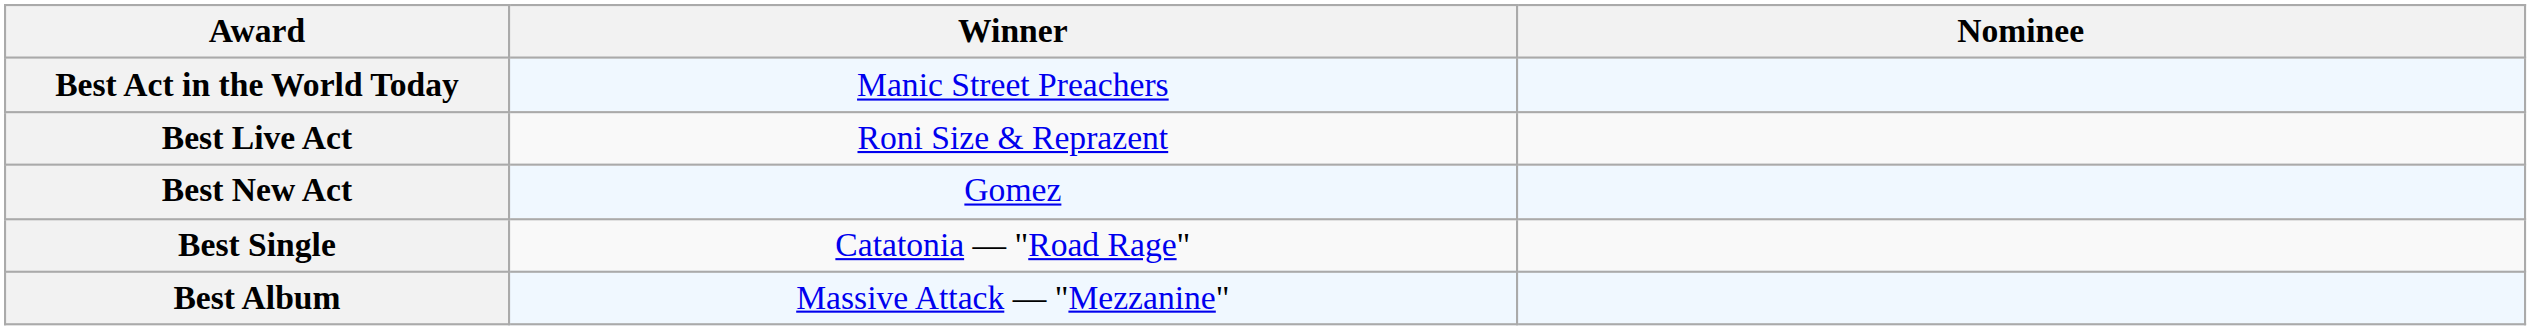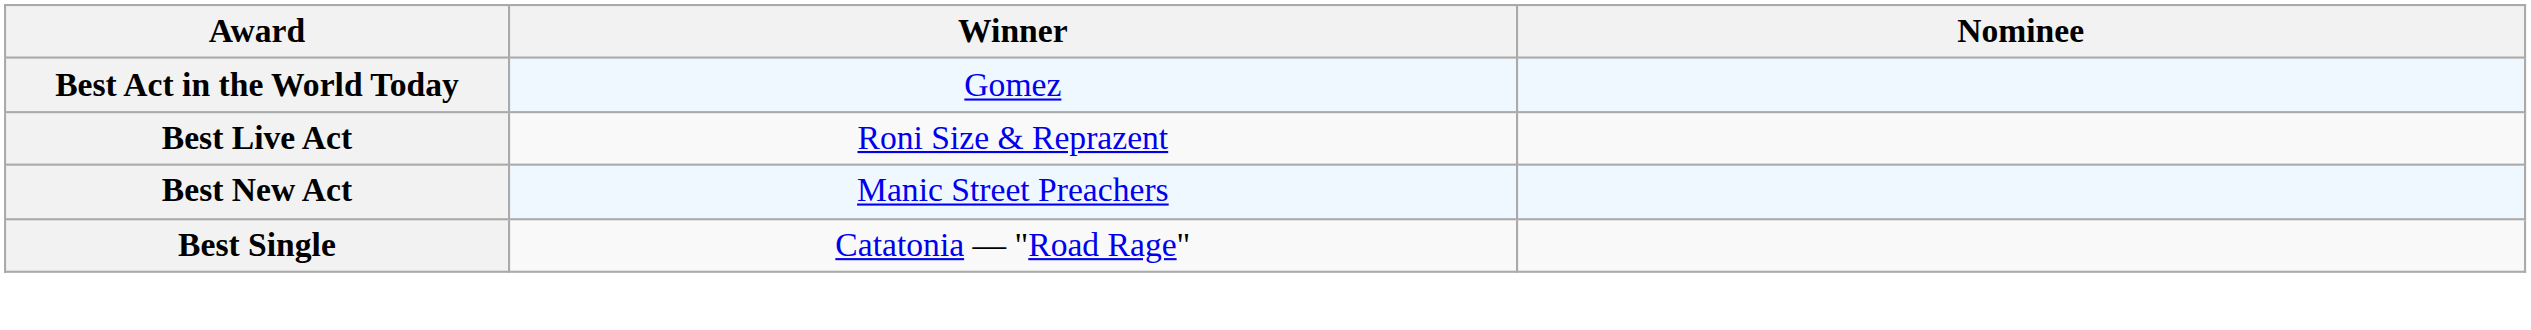(1013, 84) Manic Street Preachers -> (1013, 84) Gomez
(1013, 191) Gomez -> (1013, 191) Manic Street Preachers
- row: (257, 297)
